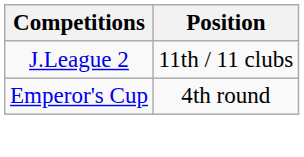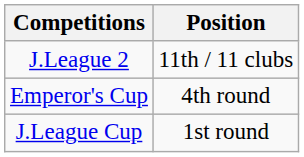+ row: (79, 132)
